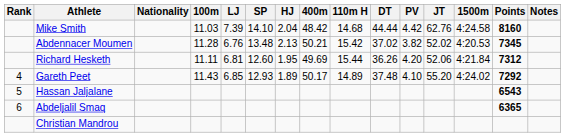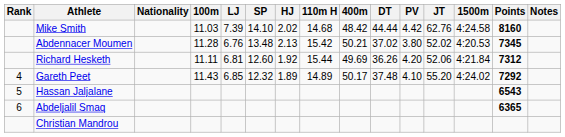columns swapped: (315, 12) <-> (350, 12)
(288, 28) 2.04 -> (288, 28) 2.02
(412, 44) 3.82 -> (412, 44) 3.80
(288, 60) 1.95 -> (288, 60) 1.92
(260, 76) 12.93 -> (260, 76) 12.32
